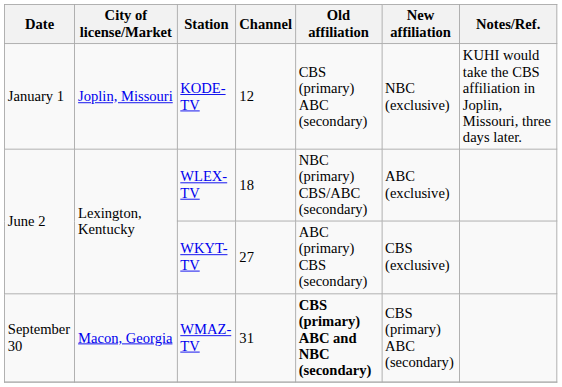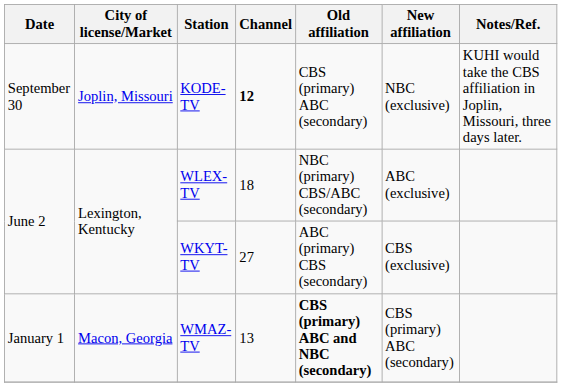(36, 96) January 1 -> (39, 96) September 30
(247, 96) normal -> (247, 96) bold
(39, 337) September 30 -> (36, 337) January 1
(247, 337) 31 -> (247, 337) 13
